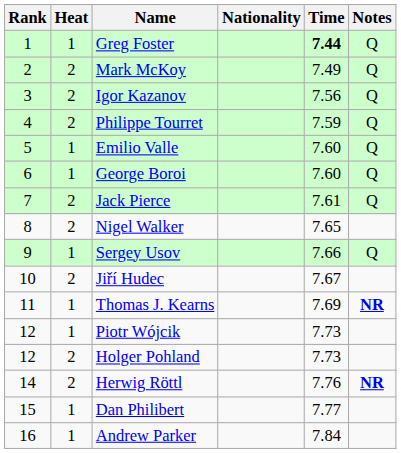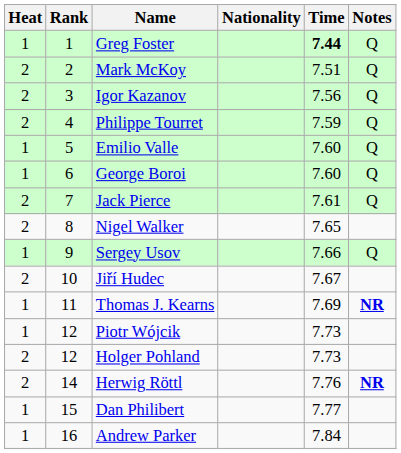columns swapped: (28, 17) <-> (71, 17)
(326, 69) 7.49 -> (326, 69) 7.51
